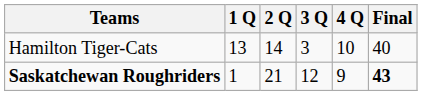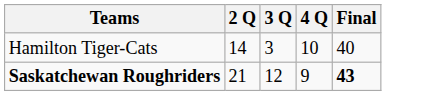- column: (242, 18)
